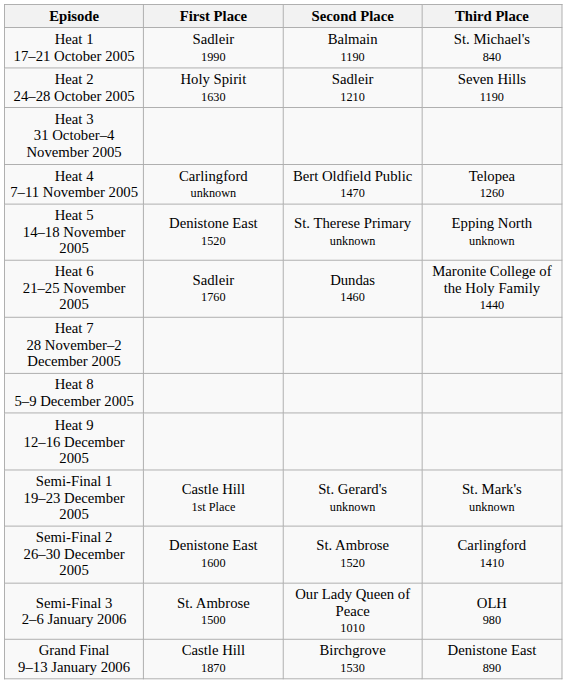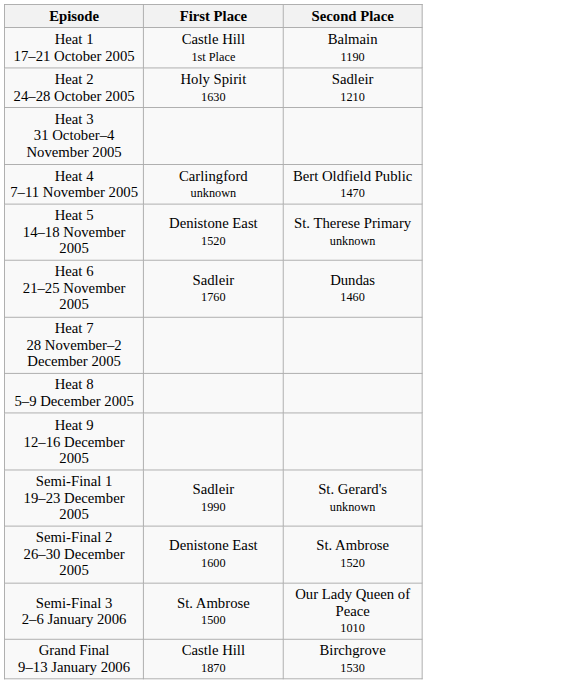- column: (492, 16)
(213, 47) Sadleir 1990 -> (213, 47) Castle Hill 1st Place
(213, 498) Castle Hill 1st Place -> (213, 498) Sadleir 1990
